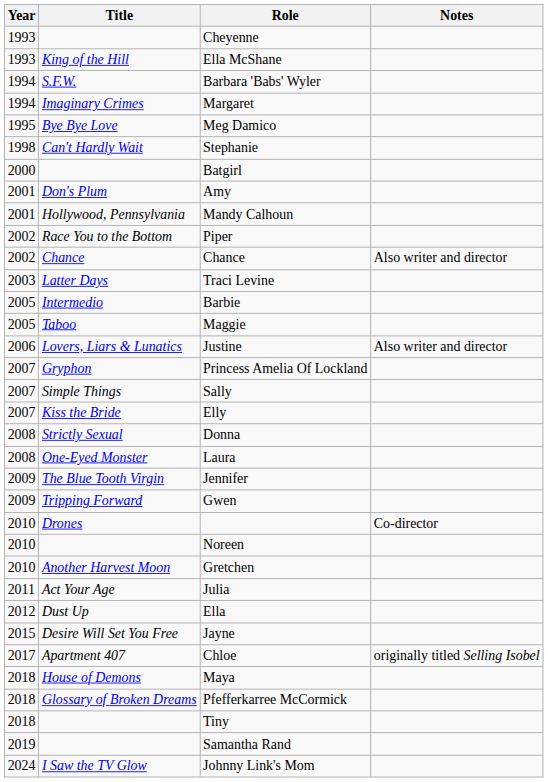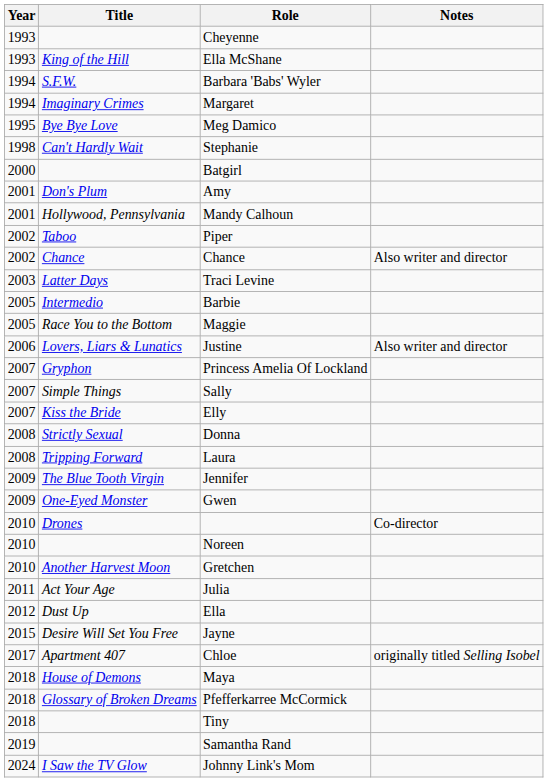(107, 236) Race You to the Bottom -> (59, 236) Taboo
(59, 324) Taboo -> (107, 324) Race You to the Bottom
(95, 457) One-Eyed Monster -> (92, 457) Tripping Forward
(92, 501) Tripping Forward -> (95, 501) One-Eyed Monster
